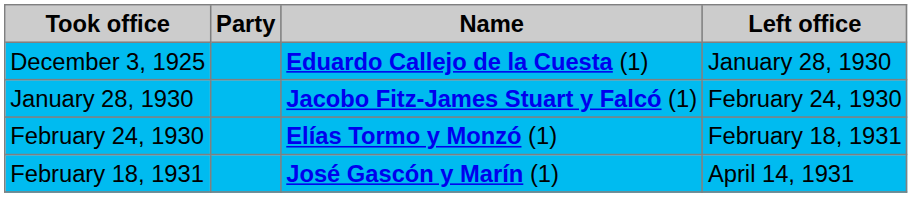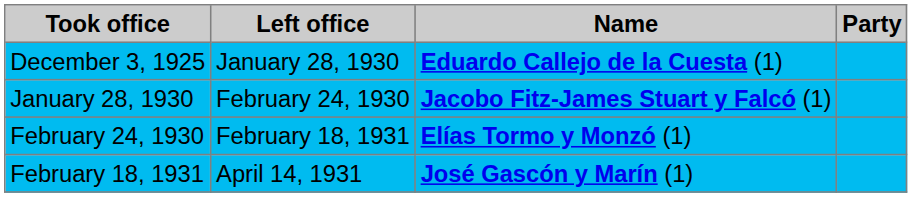columns swapped: (805, 23) <-> (246, 23)
